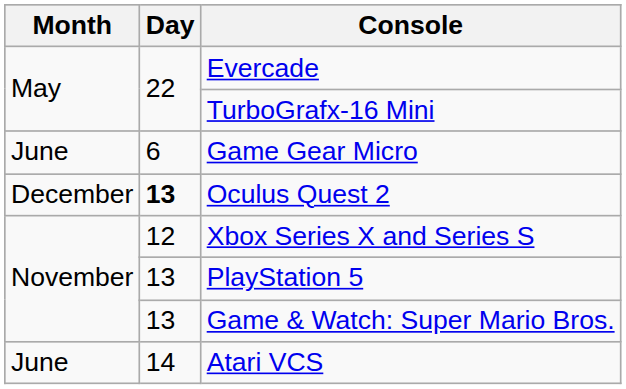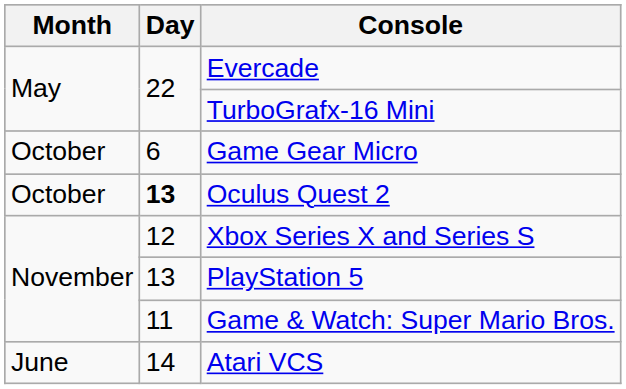(40, 151) June -> (58, 151) October
(72, 194) December -> (58, 194) October
(160, 320) 13 -> (160, 320) 11
